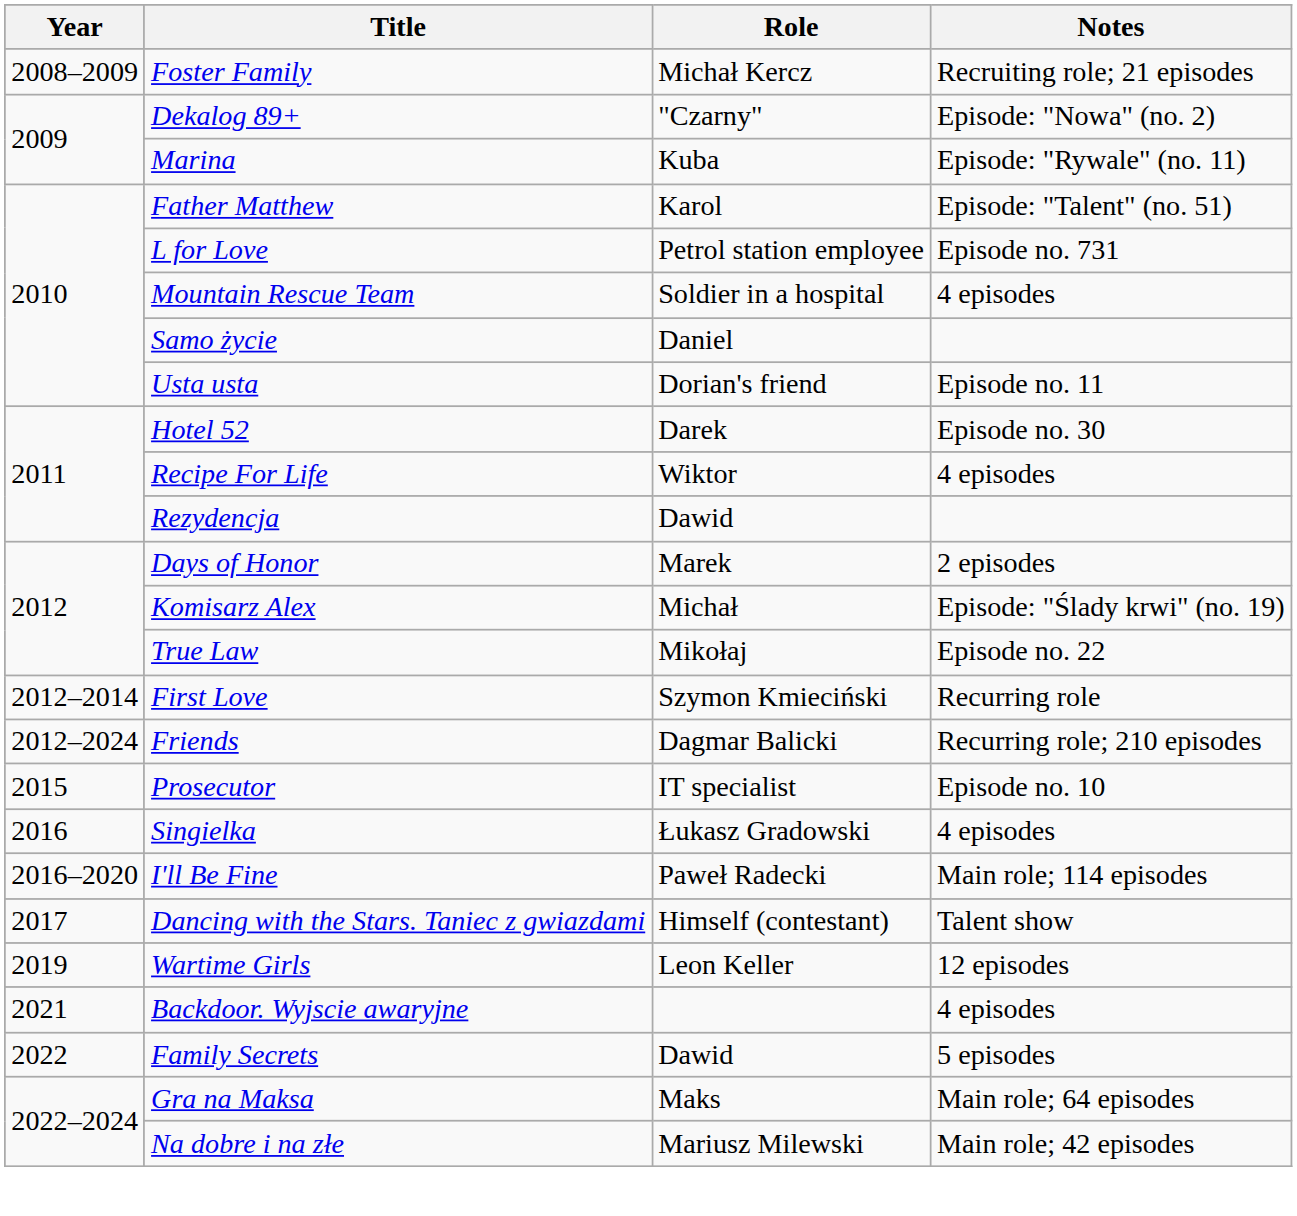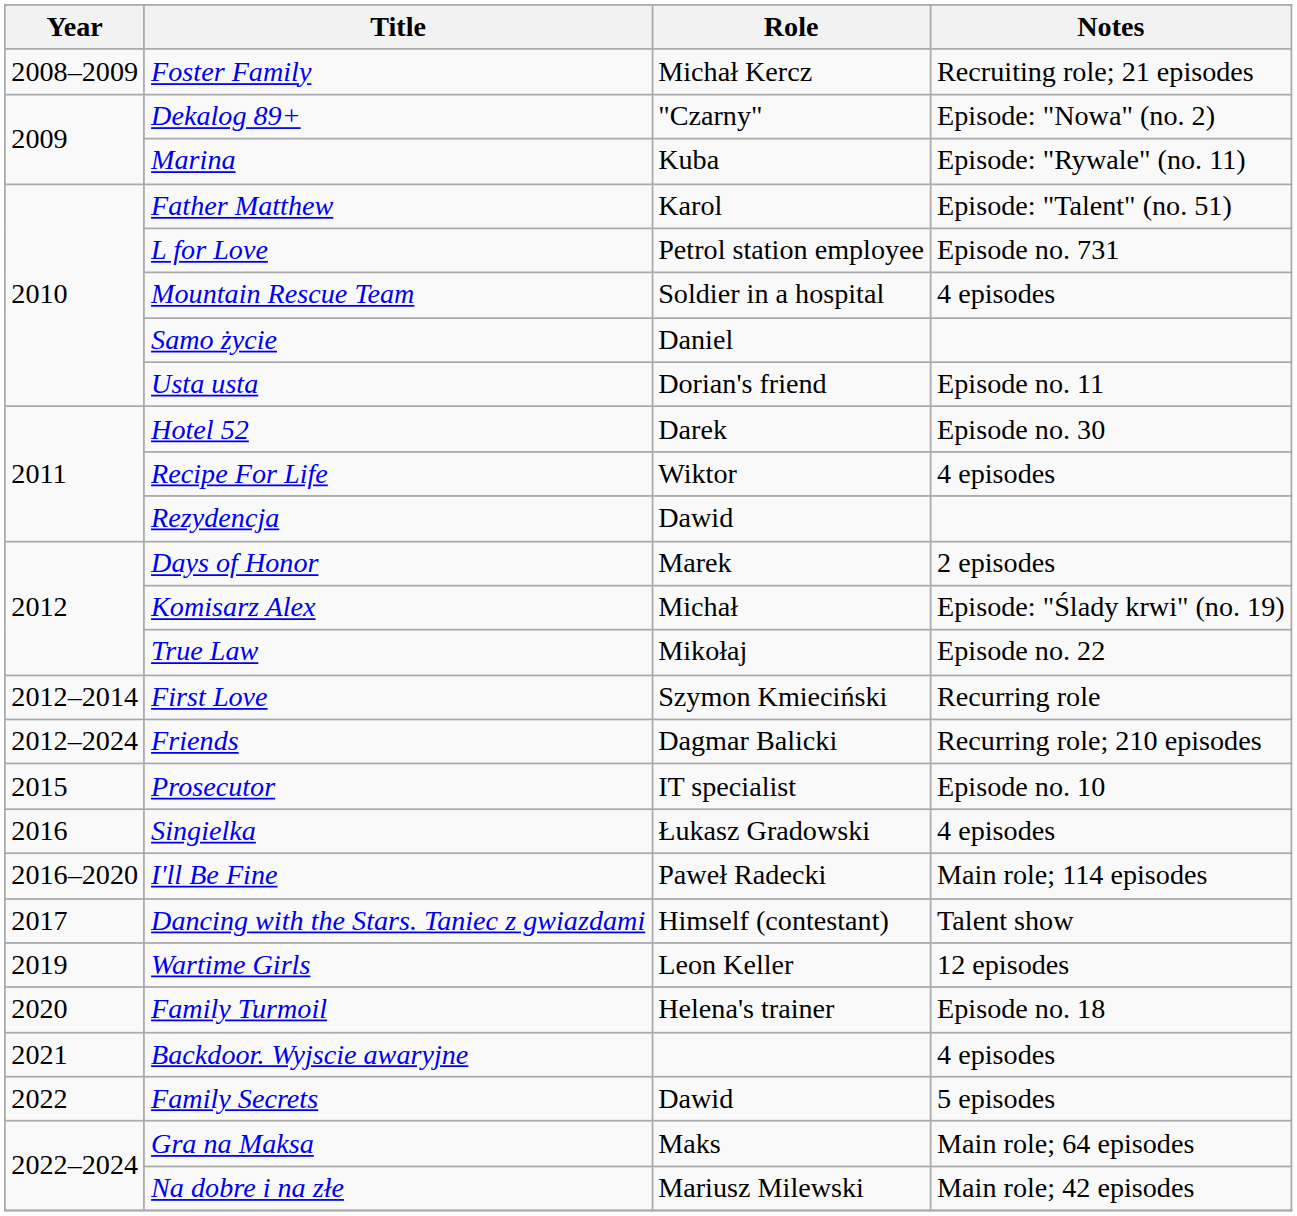+ row: (239, 1009)
